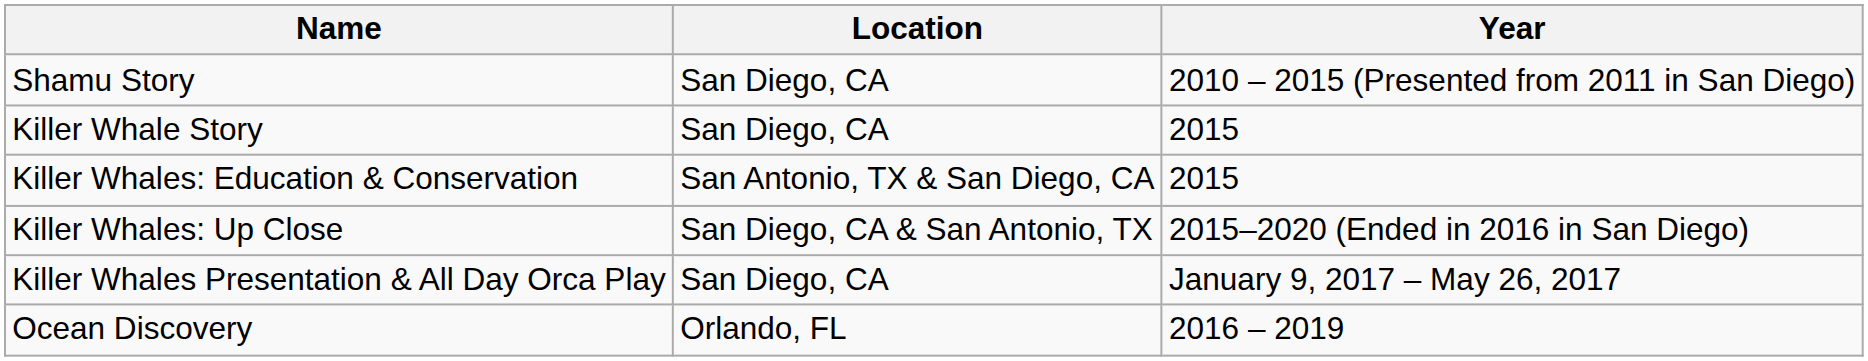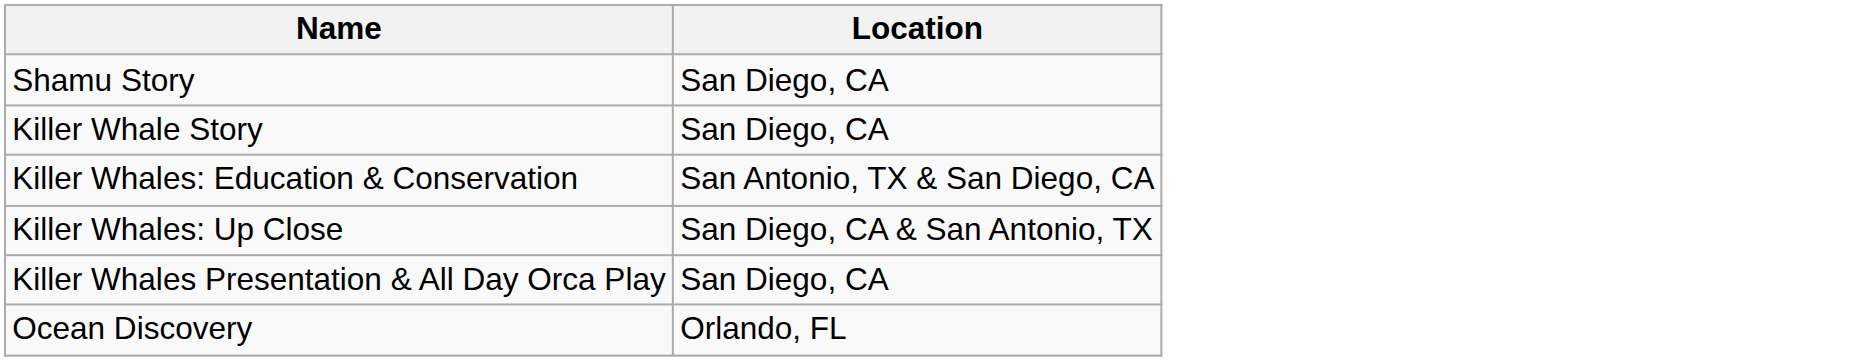- column: (1512, 29)
